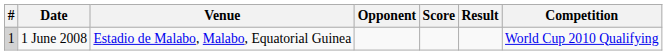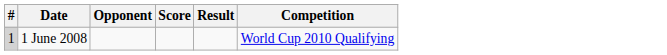- column: (222, 16)
